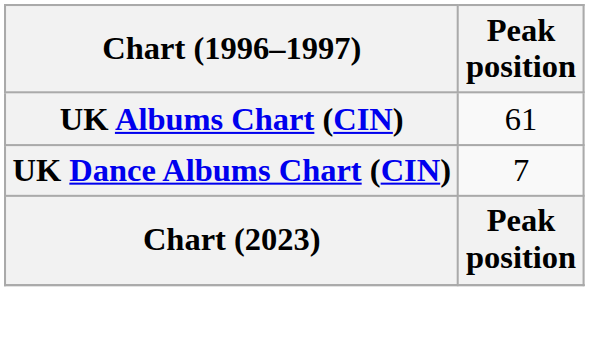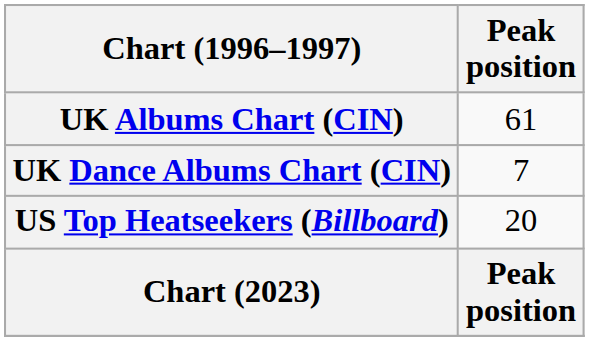+ row: (232, 221)
